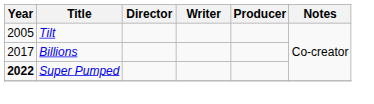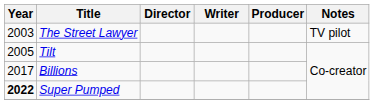+ row: (88, 33)
